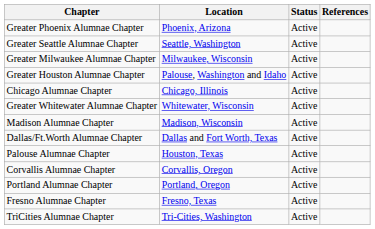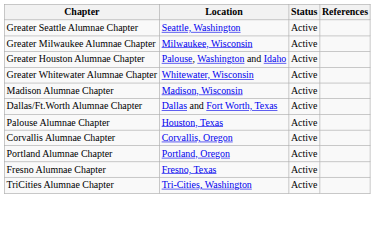- row: (75, 28)
- row: (59, 91)
